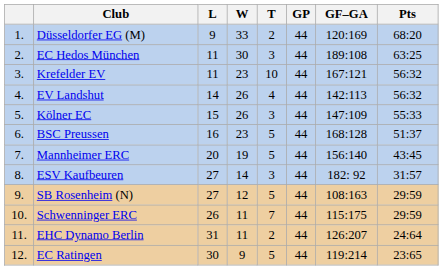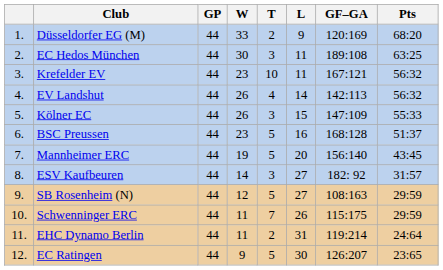columns swapped: (301, 14) <-> (213, 14)
(346, 235) 126:207 -> (346, 235) 119:214
(346, 255) 119:214 -> (346, 255) 126:207
